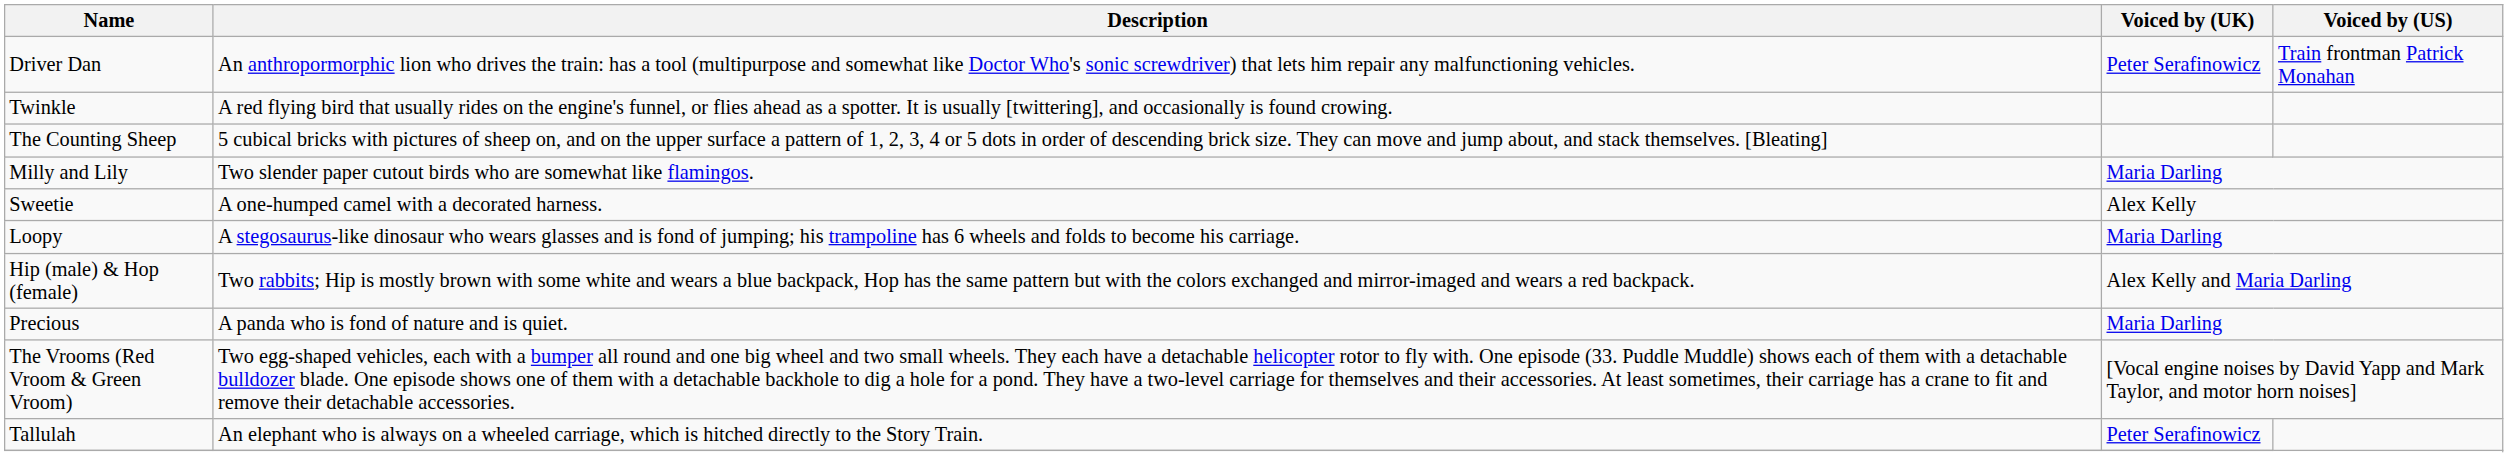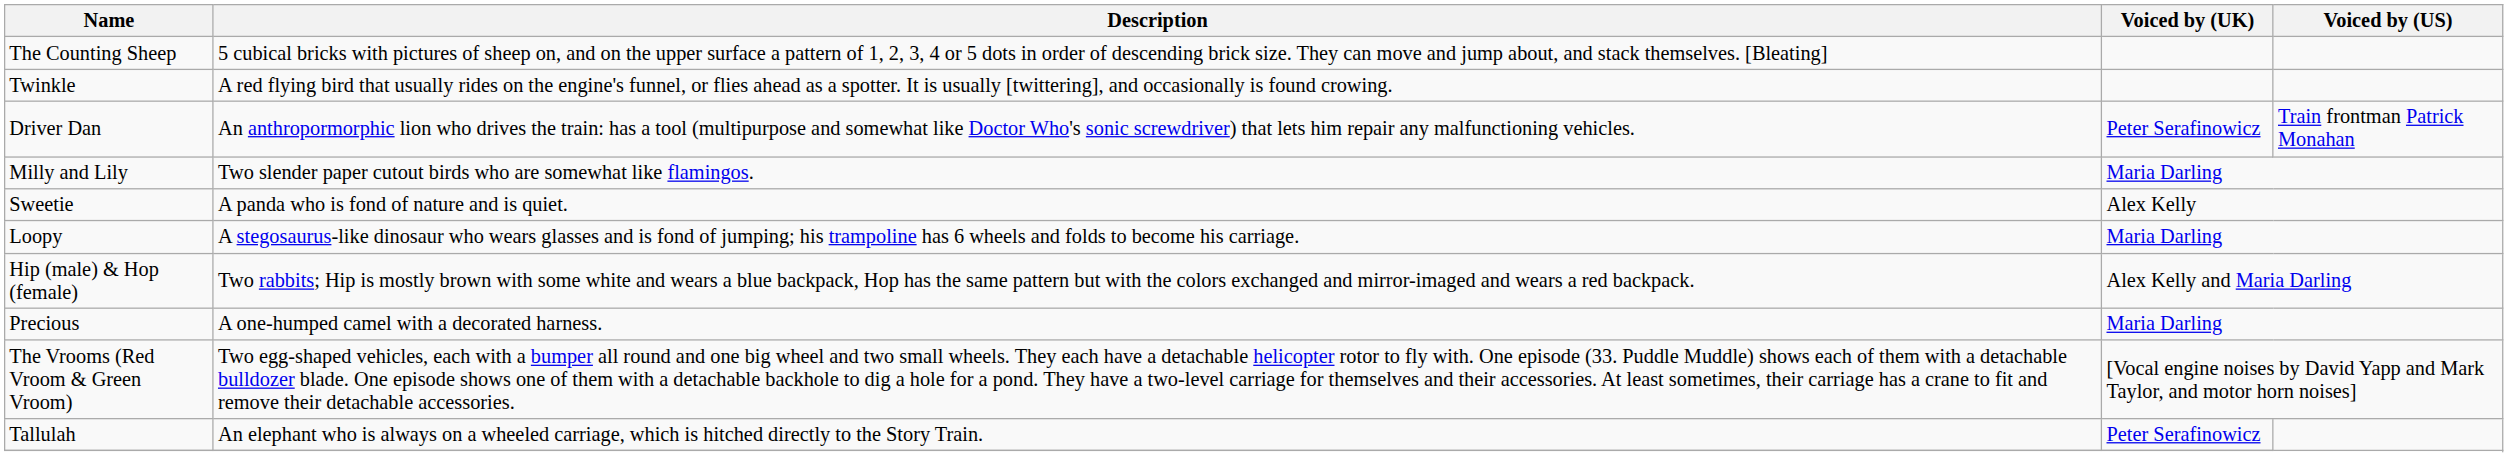rows swapped: (55, 64) <-> (93, 140)
(410, 204) A one-humped camel with a decorated harness. -> (393, 204) A panda who is fond of nature and is quiet.
(393, 324) A panda who is fond of nature and is quiet. -> (410, 324) A one-humped camel with a decorated harness.
